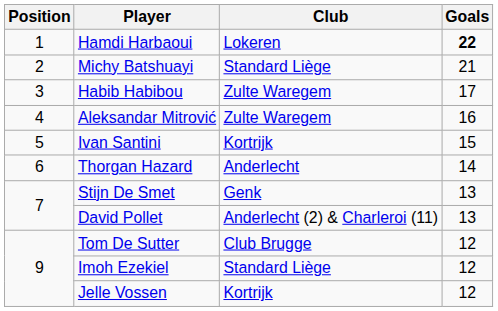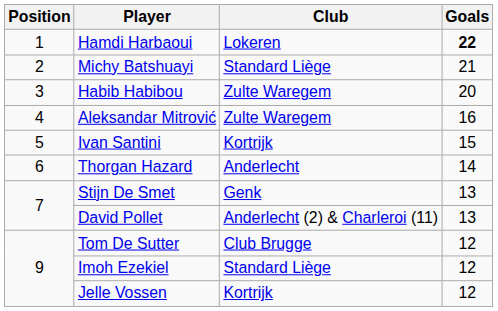(467, 92) 17 -> (467, 92) 20
